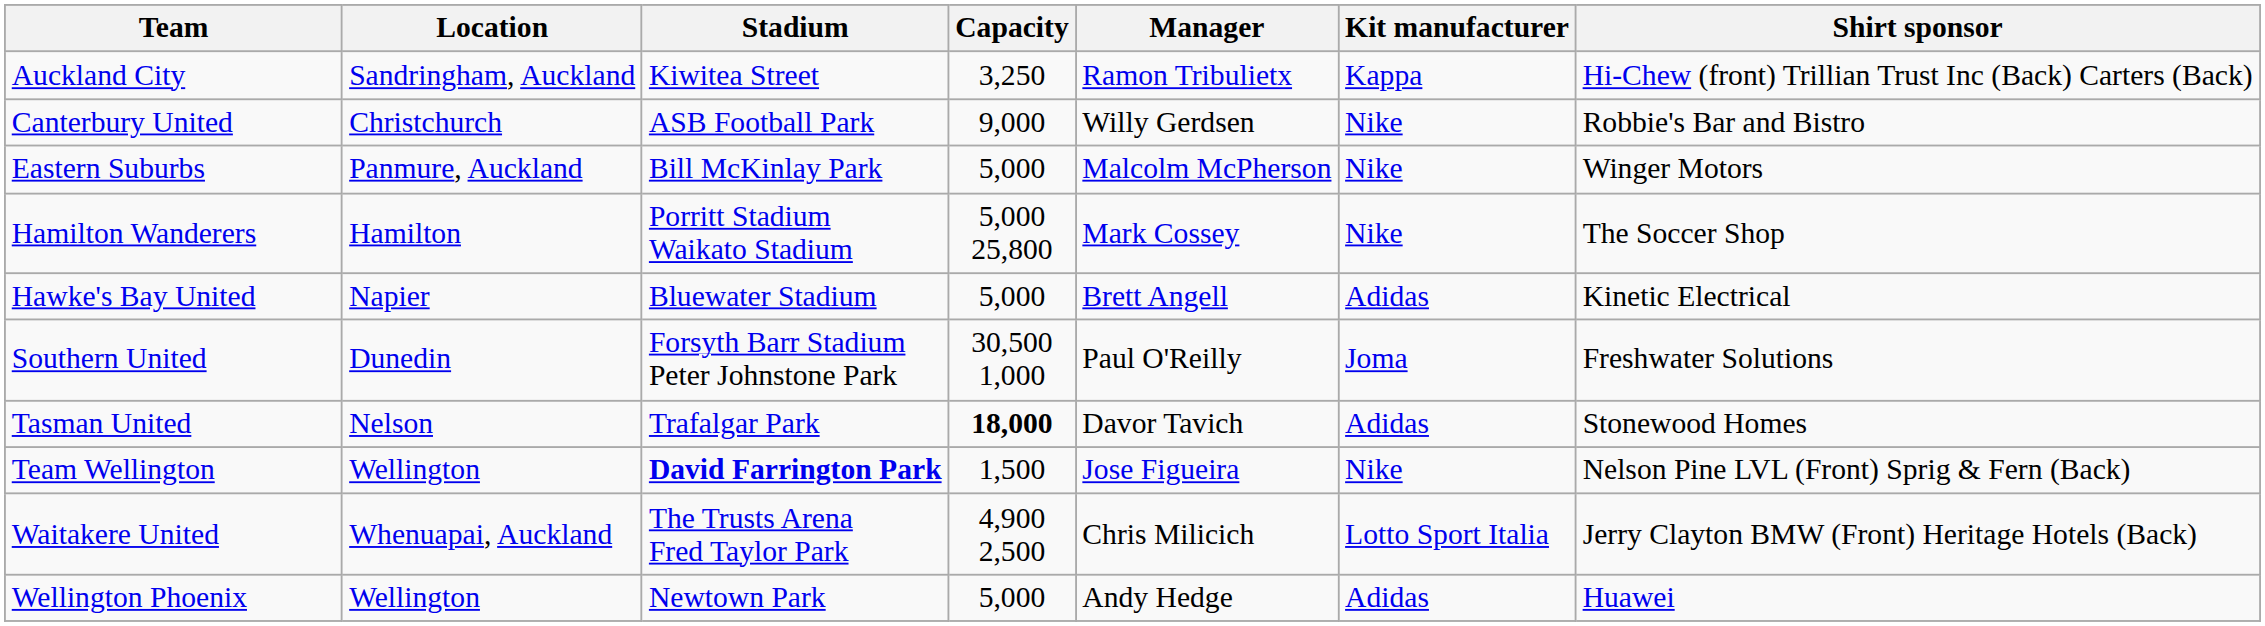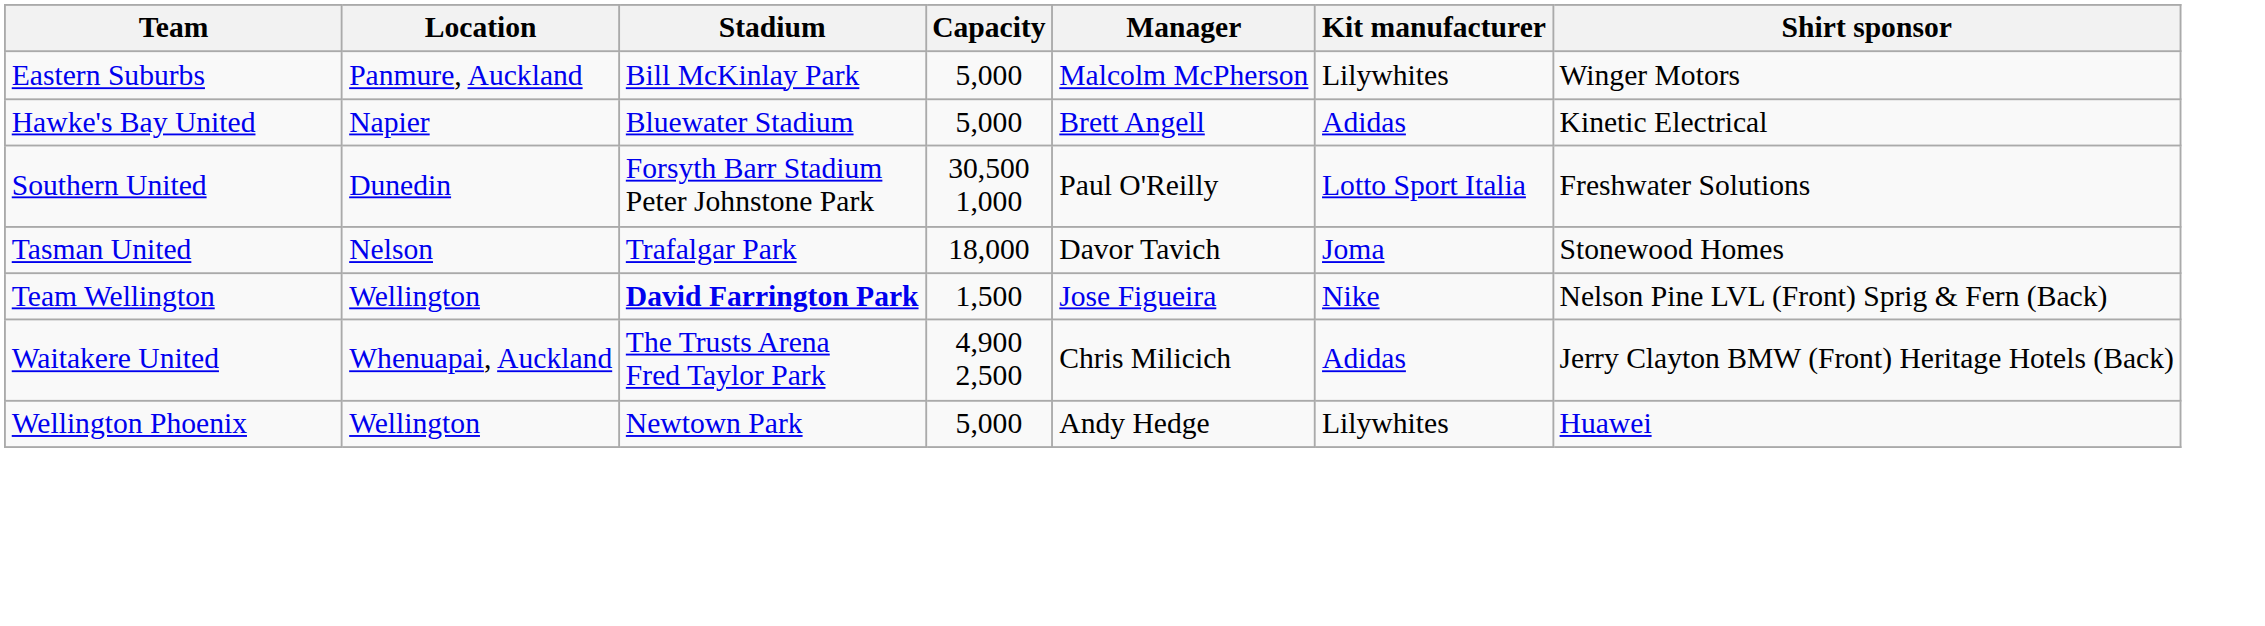- row: (98, 74)
- row: (122, 121)
(1374, 168) Nike -> (1385, 74) Lilywhites
- row: (134, 232)
(1376, 359) Joma -> (1424, 185) Lotto Sport Italia
(1012, 423) bold -> (989, 249) normal
(1387, 423) Adidas -> (1353, 249) Joma
(1447, 533) Lotto Sport Italia -> (1364, 359) Adidas
(1387, 597) Adidas -> (1385, 423) Lilywhites
